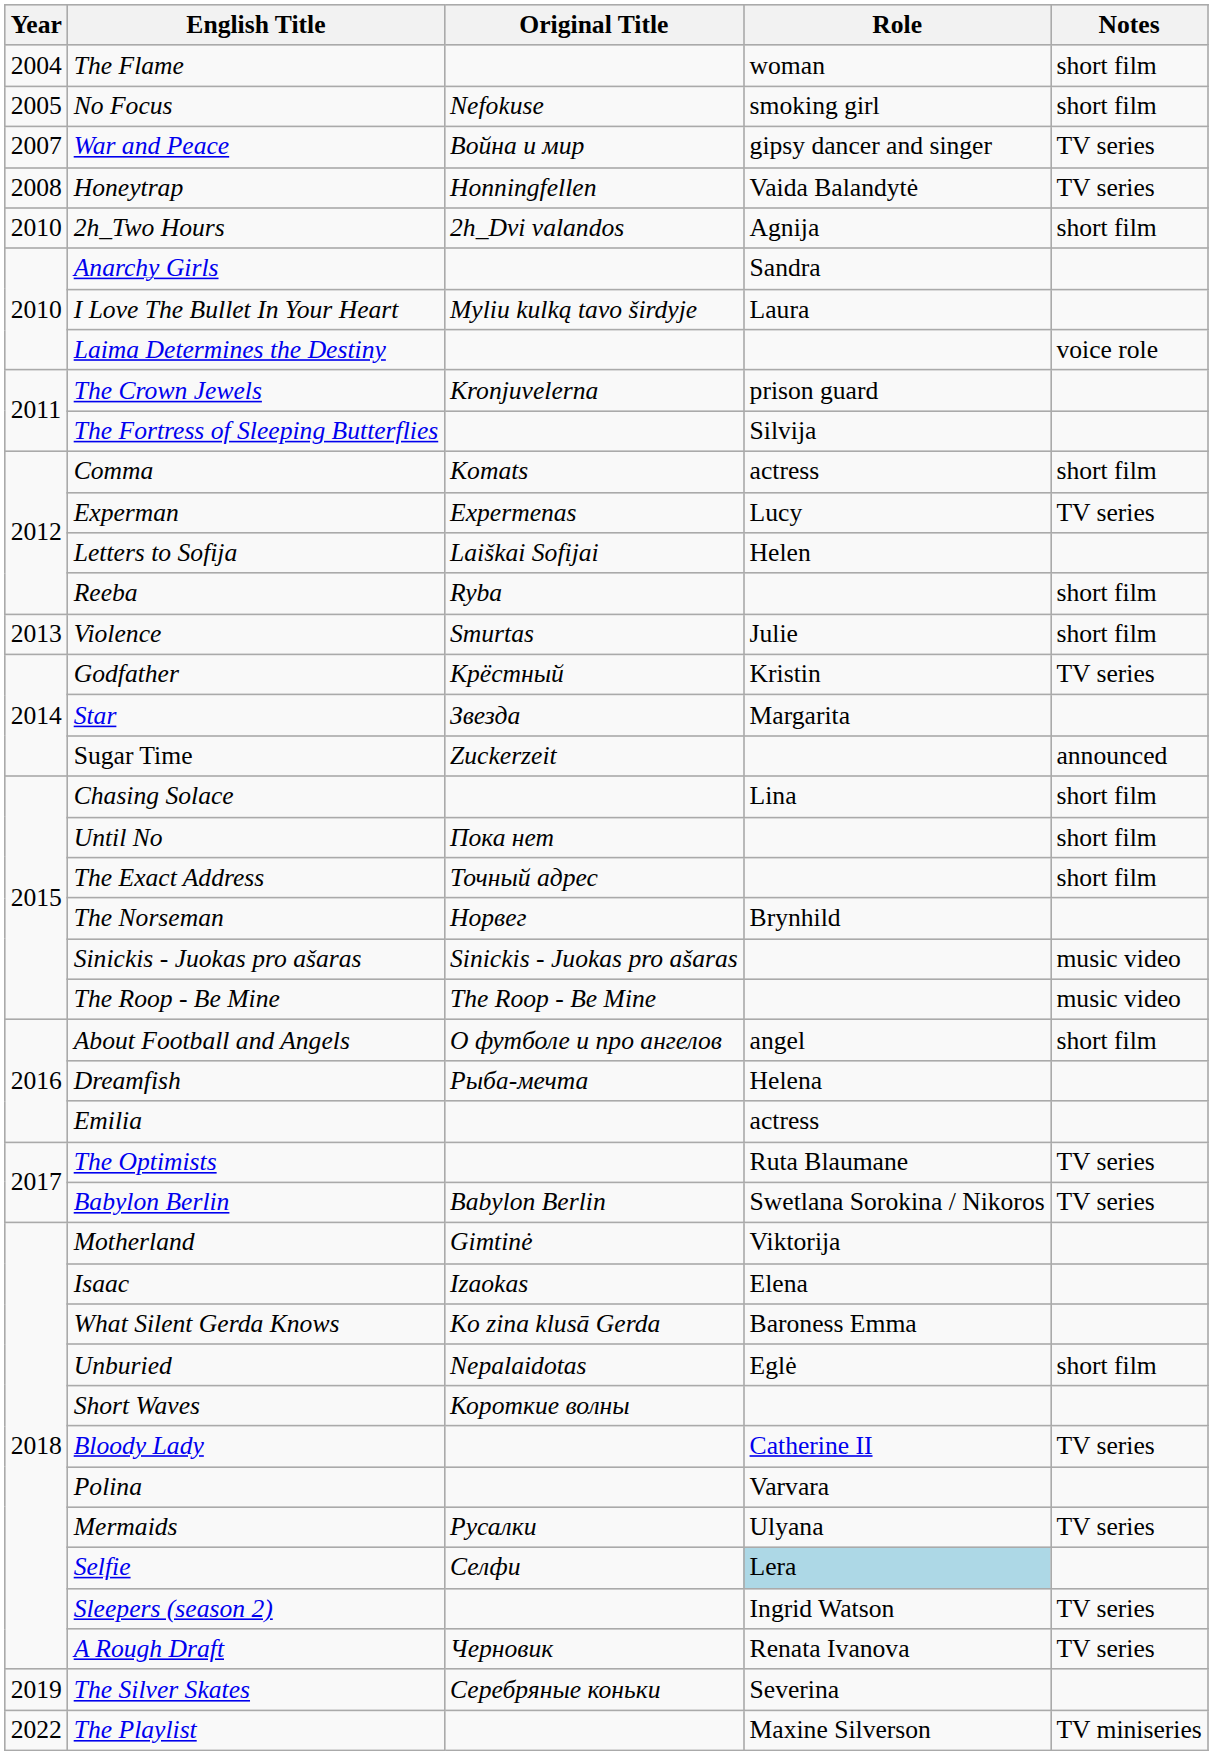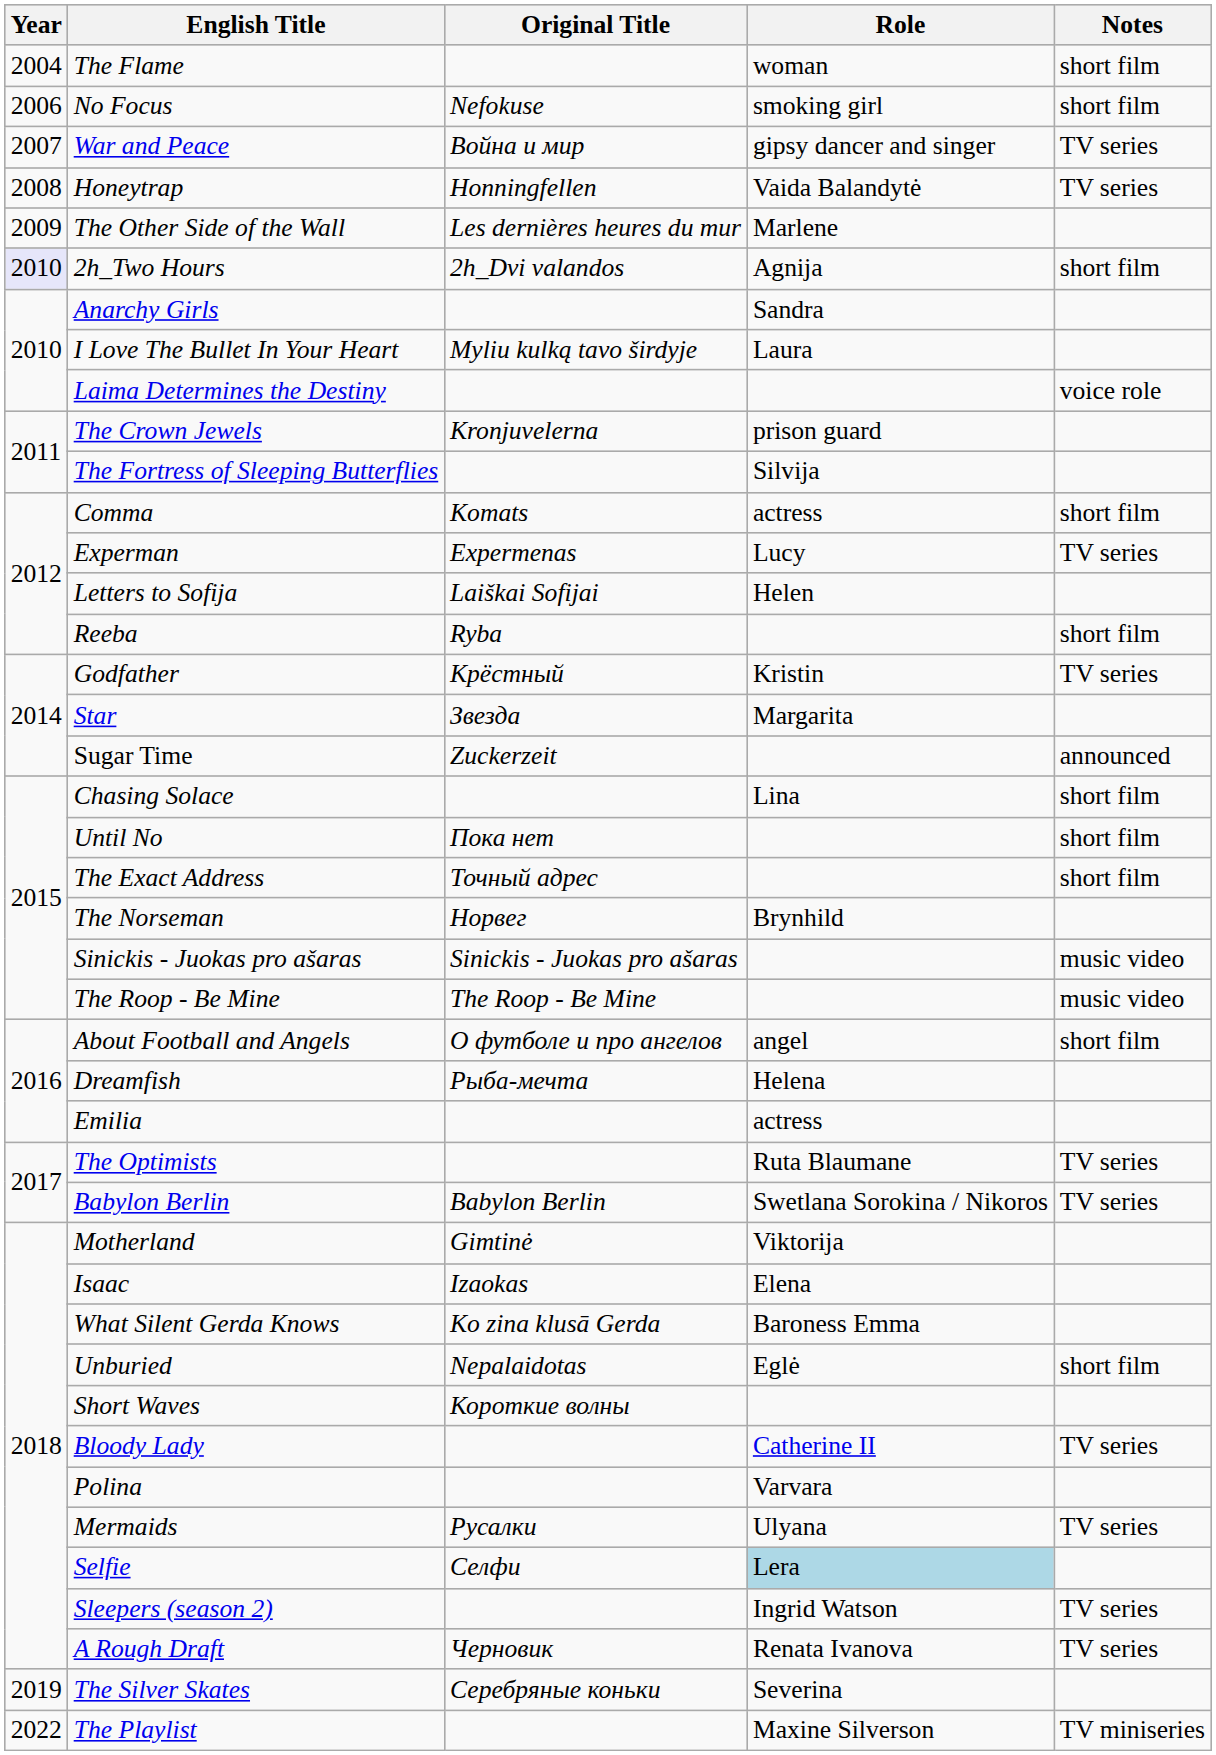(36, 106) 2005 -> (36, 106) 2006
+ row: (209, 227)
(36, 227) no background -> (36, 268) lavender background
- row: (118, 633)
